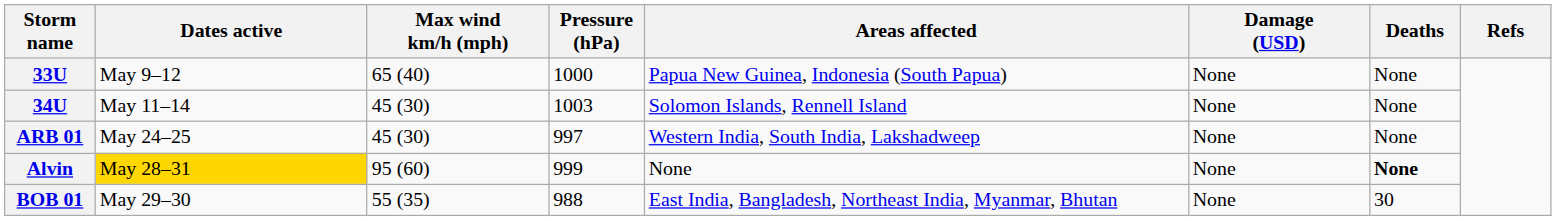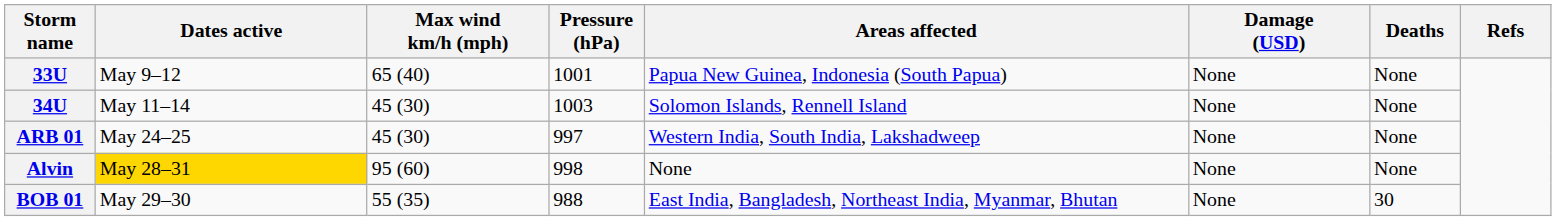(573, 74) 1000 -> (573, 74) 1001
(568, 168) 999 -> (568, 168) 998
(1396, 168) bold -> (1396, 168) normal
